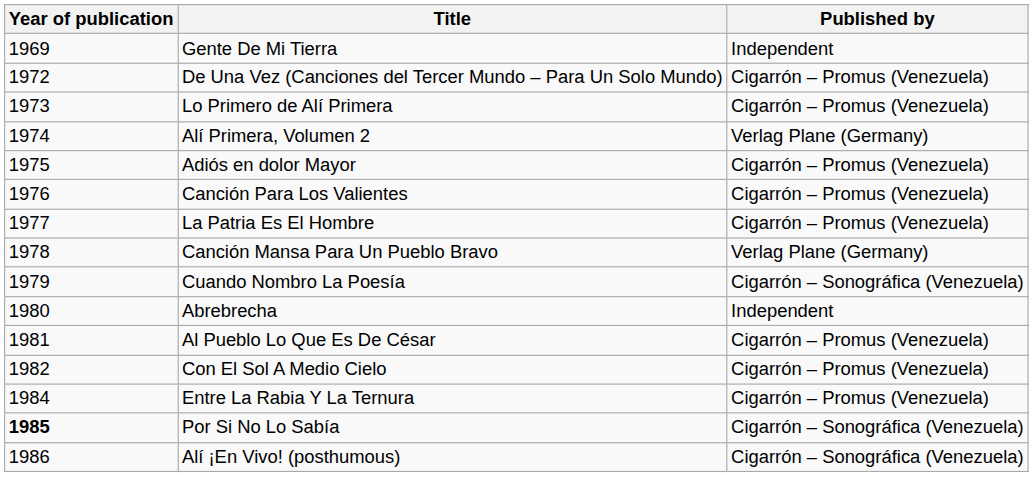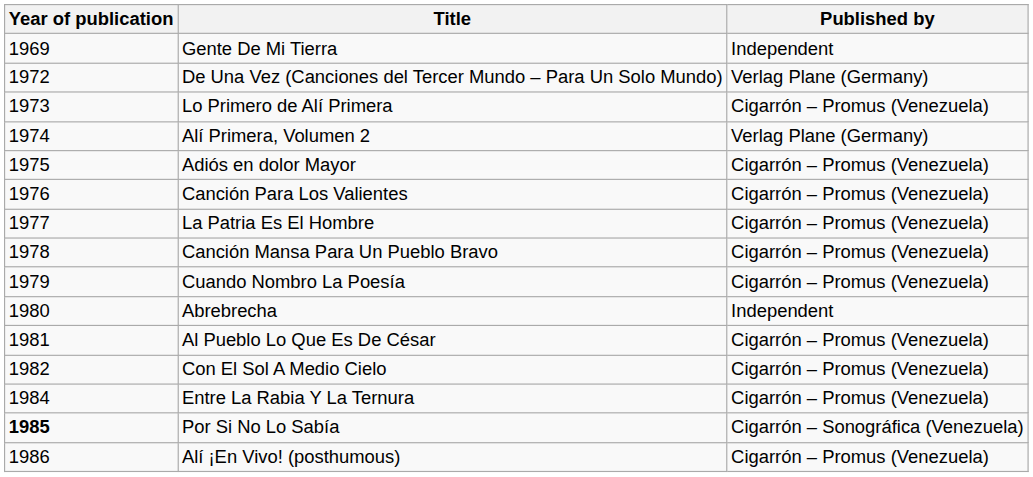(860, 77) Cigarrón – Promus (Venezuela) -> (830, 77) Verlag Plane (Germany)
(830, 252) Verlag Plane (Germany) -> (860, 252) Cigarrón – Promus (Venezuela)
(877, 281) Cigarrón – Sonográfica (Venezuela) -> (860, 281) Cigarrón – Promus (Venezuela)
(877, 456) Cigarrón – Sonográfica (Venezuela) -> (860, 456) Cigarrón – Promus (Venezuela)
